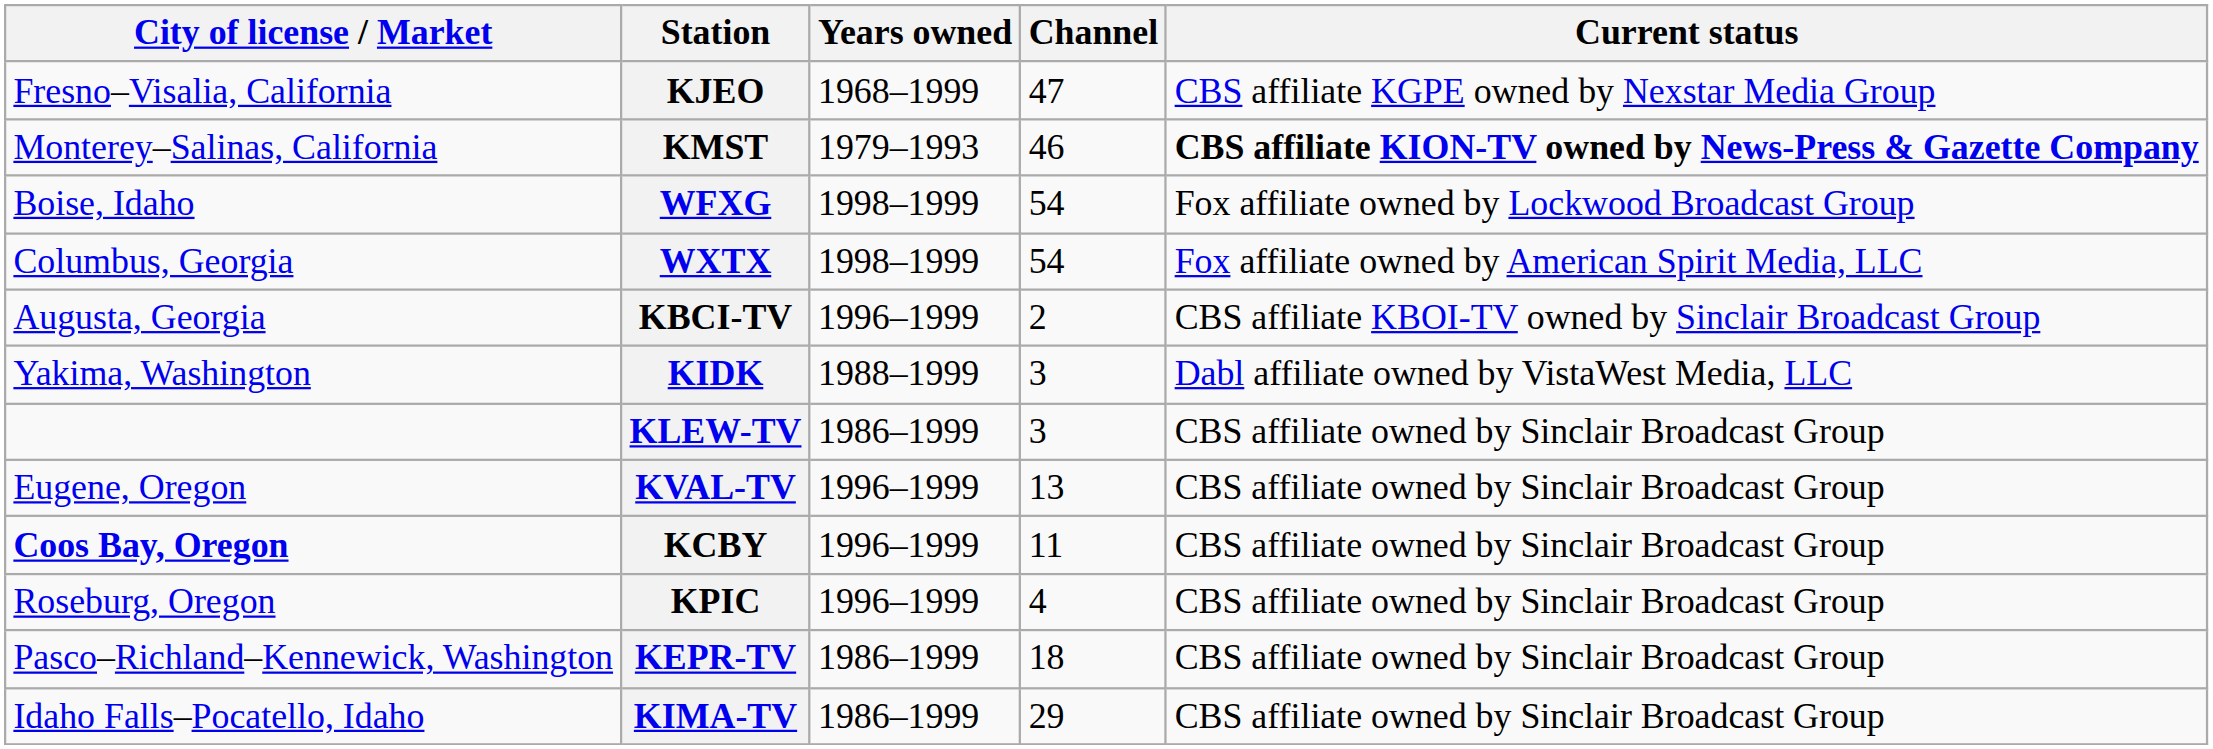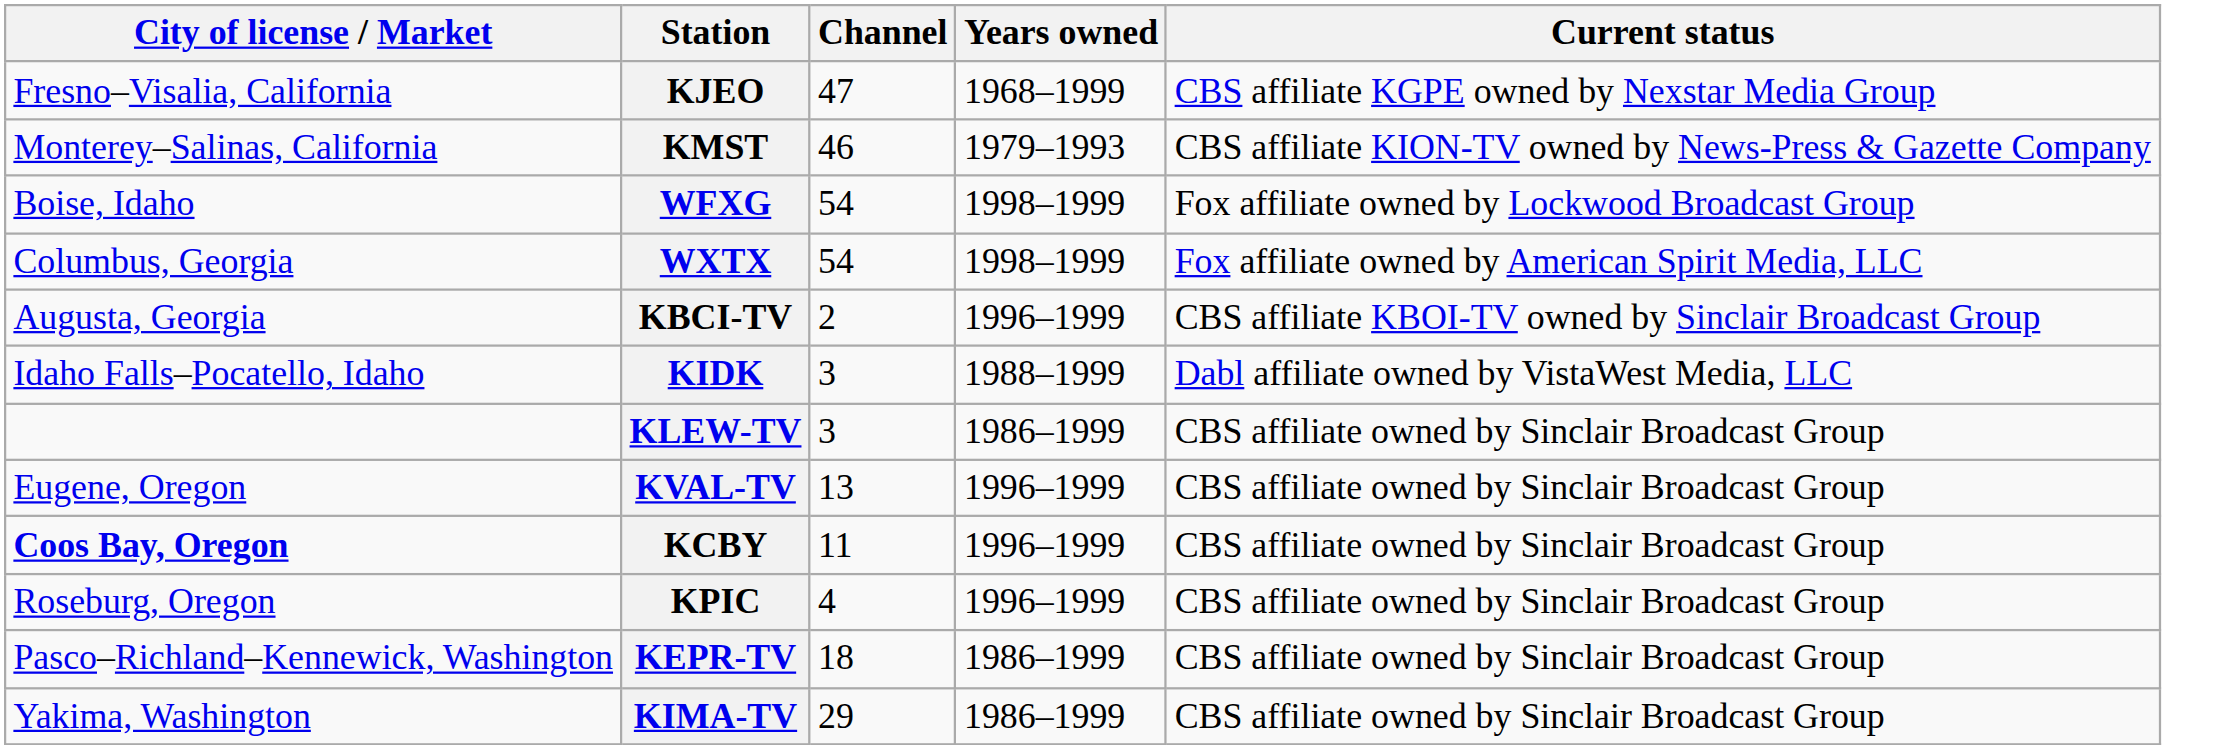columns swapped: (1093, 32) <-> (915, 32)
(1687, 146) bold -> (1663, 146) normal
(162, 373) Yakima, Washington -> (219, 373) Idaho Falls–Pocatello, Idaho
(219, 715) Idaho Falls–Pocatello, Idaho -> (162, 715) Yakima, Washington
